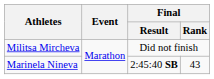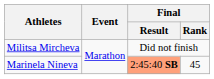(154, 65) no background -> (154, 65) lightsalmon background
(195, 65) 43 -> (195, 65) 45
